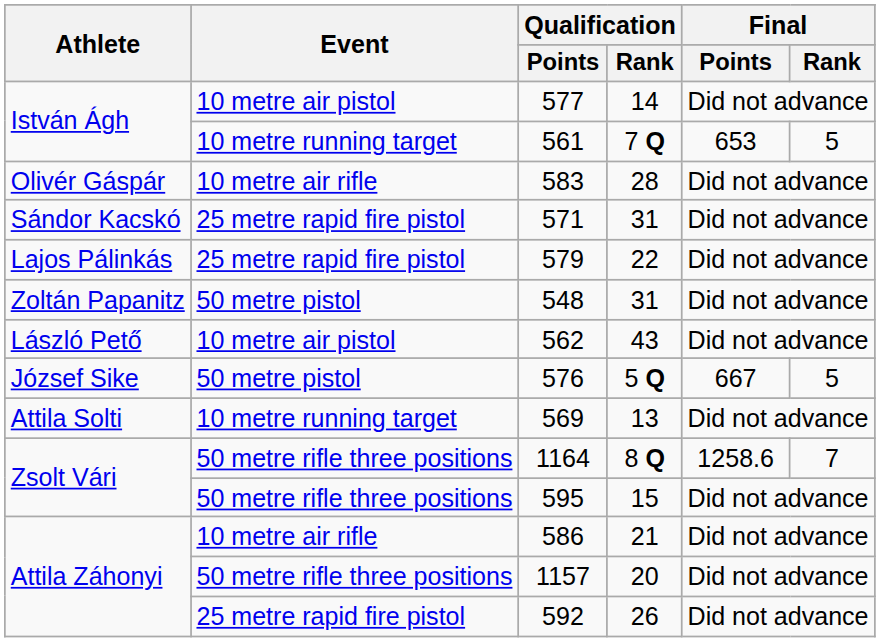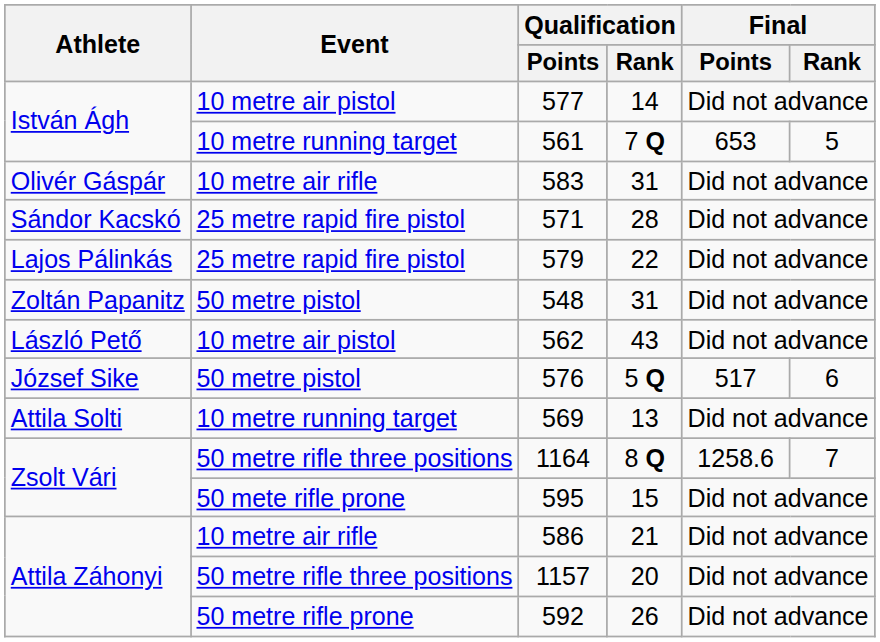(645, 181) 28 -> (645, 181) 31
(645, 221) 31 -> (645, 221) 28
(736, 379) 667 -> (736, 379) 517
(832, 379) 5 -> (832, 379) 6
(354, 498) 50 metre rifle three positions -> (301, 498) 50 mete rifle prone
(331, 617) 25 metre rapid fire pistol -> (305, 617) 50 metre rifle prone
